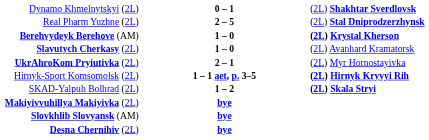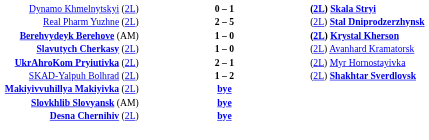(363, 9) (2L) Shakhtar Sverdlovsk -> (343, 9) (2L) Skala Stryi
- row: (76, 76)
(343, 89) (2L) Skala Stryi -> (363, 76) (2L) Shakhtar Sverdlovsk
